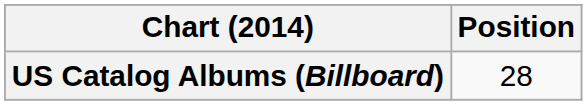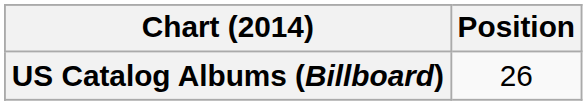(516, 75) 28 -> (516, 75) 26
